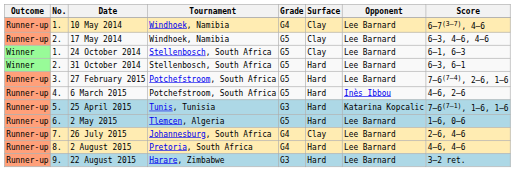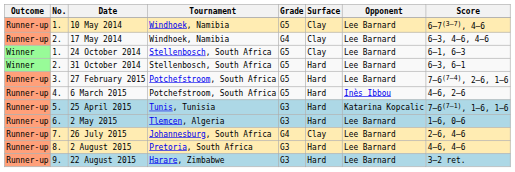(285, 24) G4 -> (285, 24) G5
(285, 39) G5 -> (285, 39) G4
(285, 121) G5 -> (285, 121) G3
(285, 147) G4 -> (285, 147) G3
